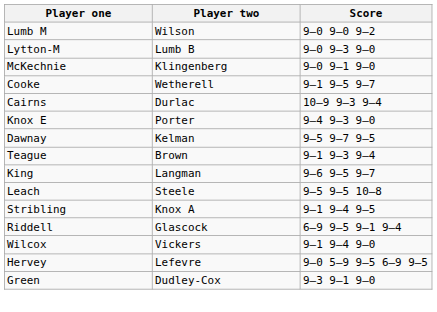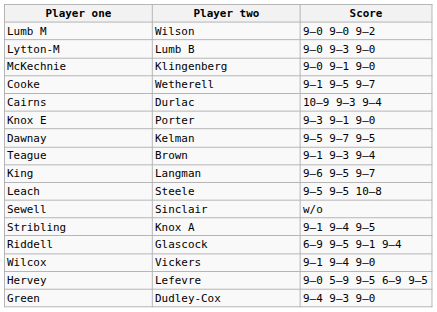(339, 120) 9–4 9–3 9–0 -> (339, 120) 9–3 9–1 9–0
+ row: (27, 209)
(339, 280) 9–3 9–1 9–0 -> (339, 298) 9–4 9–3 9–0
